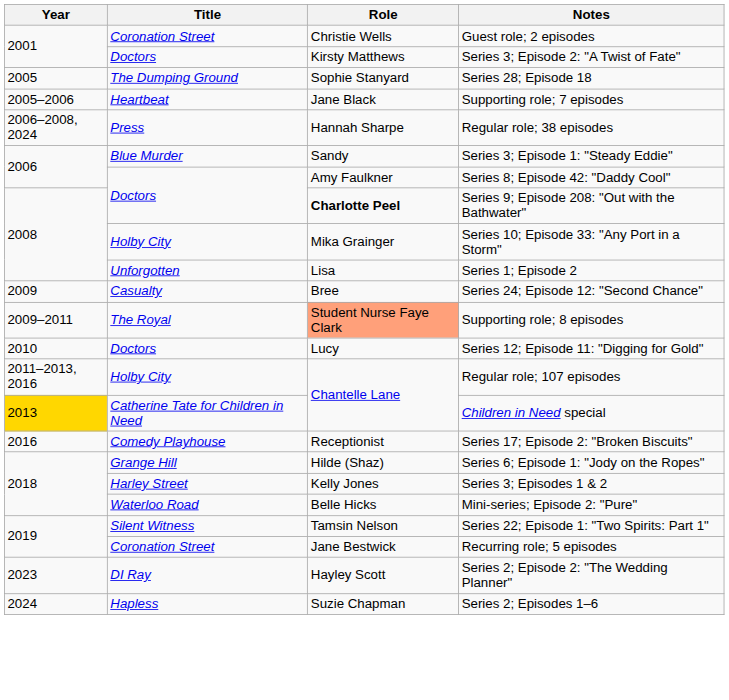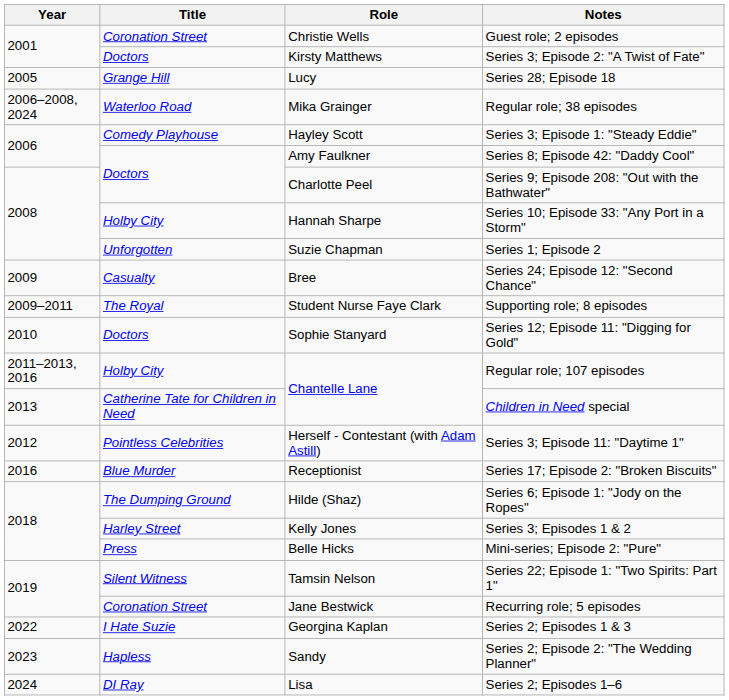(174, 78) The Dumping Ground -> (136, 78) Grange Hill
(360, 78) Sophie Stanyard -> (302, 78) Lucy
- row: (543, 99)
(127, 127) Press -> (147, 106) Waterloo Road
(357, 127) Hannah Sharpe -> (330, 106) Mika Grainger
(146, 156) Blue Murder -> (161, 135) Comedy Playhouse
(330, 156) Sandy -> (325, 135) Hayley Scott
(355, 205) bold -> (330, 184) normal
(353, 241) Mika Grainger -> (335, 220) Hannah Sharpe
(323, 270) Lisa -> (335, 249) Suzie Chapman
(370, 320) lightsalmon background -> (365, 306) no background
(325, 348) Lucy -> (337, 334) Sophie Stanyard
(22, 413) gold background -> (22, 406) no background
+ row: (585, 442)
(168, 441) Comedy Playhouse -> (139, 471) Blue Murder
(144, 462) Grange Hill -> (167, 500) The Dumping Ground
(154, 504) Waterloo Road -> (120, 549) Press
+ row: (558, 627)
(131, 575) DI Ray -> (127, 656) Hapless
(348, 575) Hayley Scott -> (307, 656) Sandy
(134, 604) Hapless -> (123, 684) DI Ray
(358, 604) Suzie Chapman -> (300, 684) Lisa
